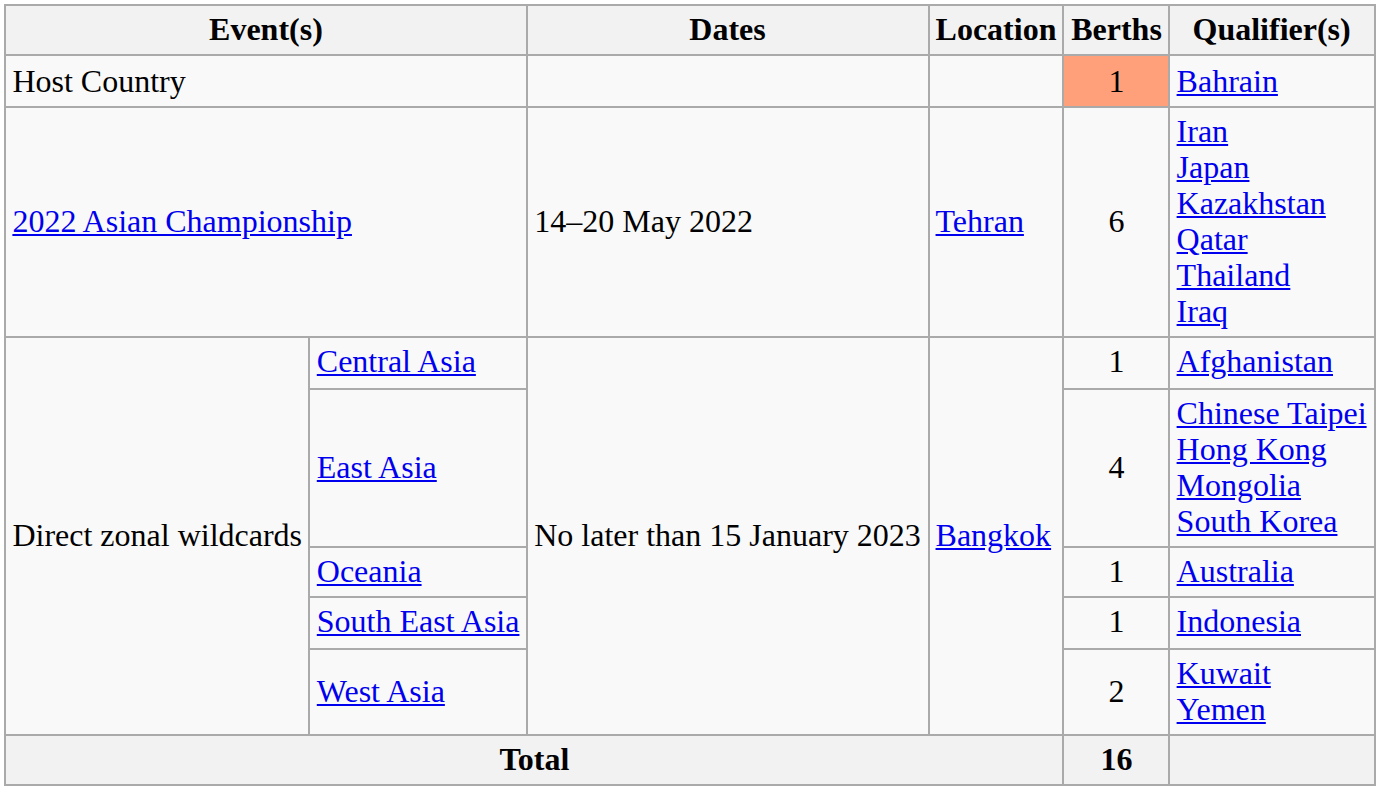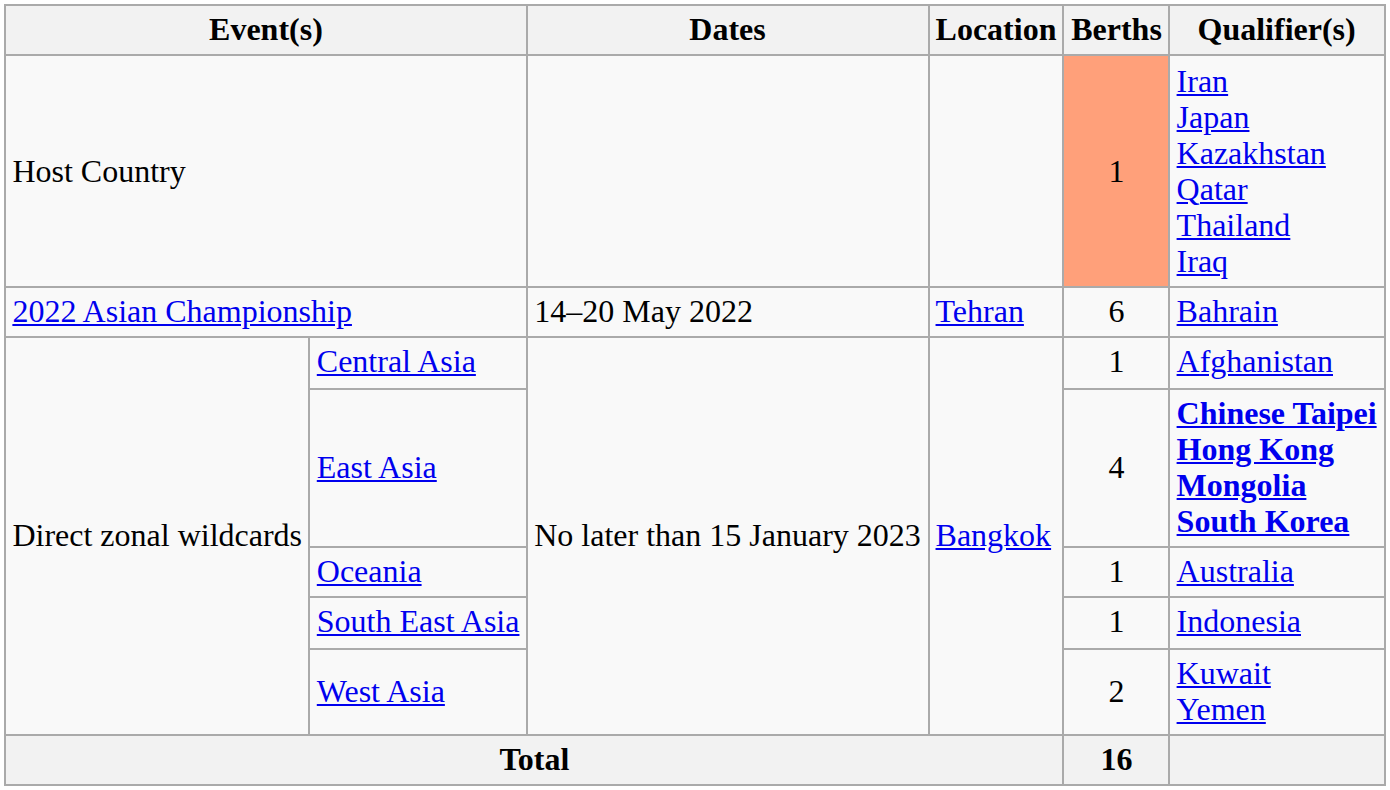(1227, 80) Bahrain -> (1251, 170) Iran Japan Kazakhstan Qatar Thailand Iraq
(1251, 221) Iran Japan Kazakhstan Qatar Thailand Iraq -> (1227, 311) Bahrain
(1272, 466) normal -> (1277, 466) bold
